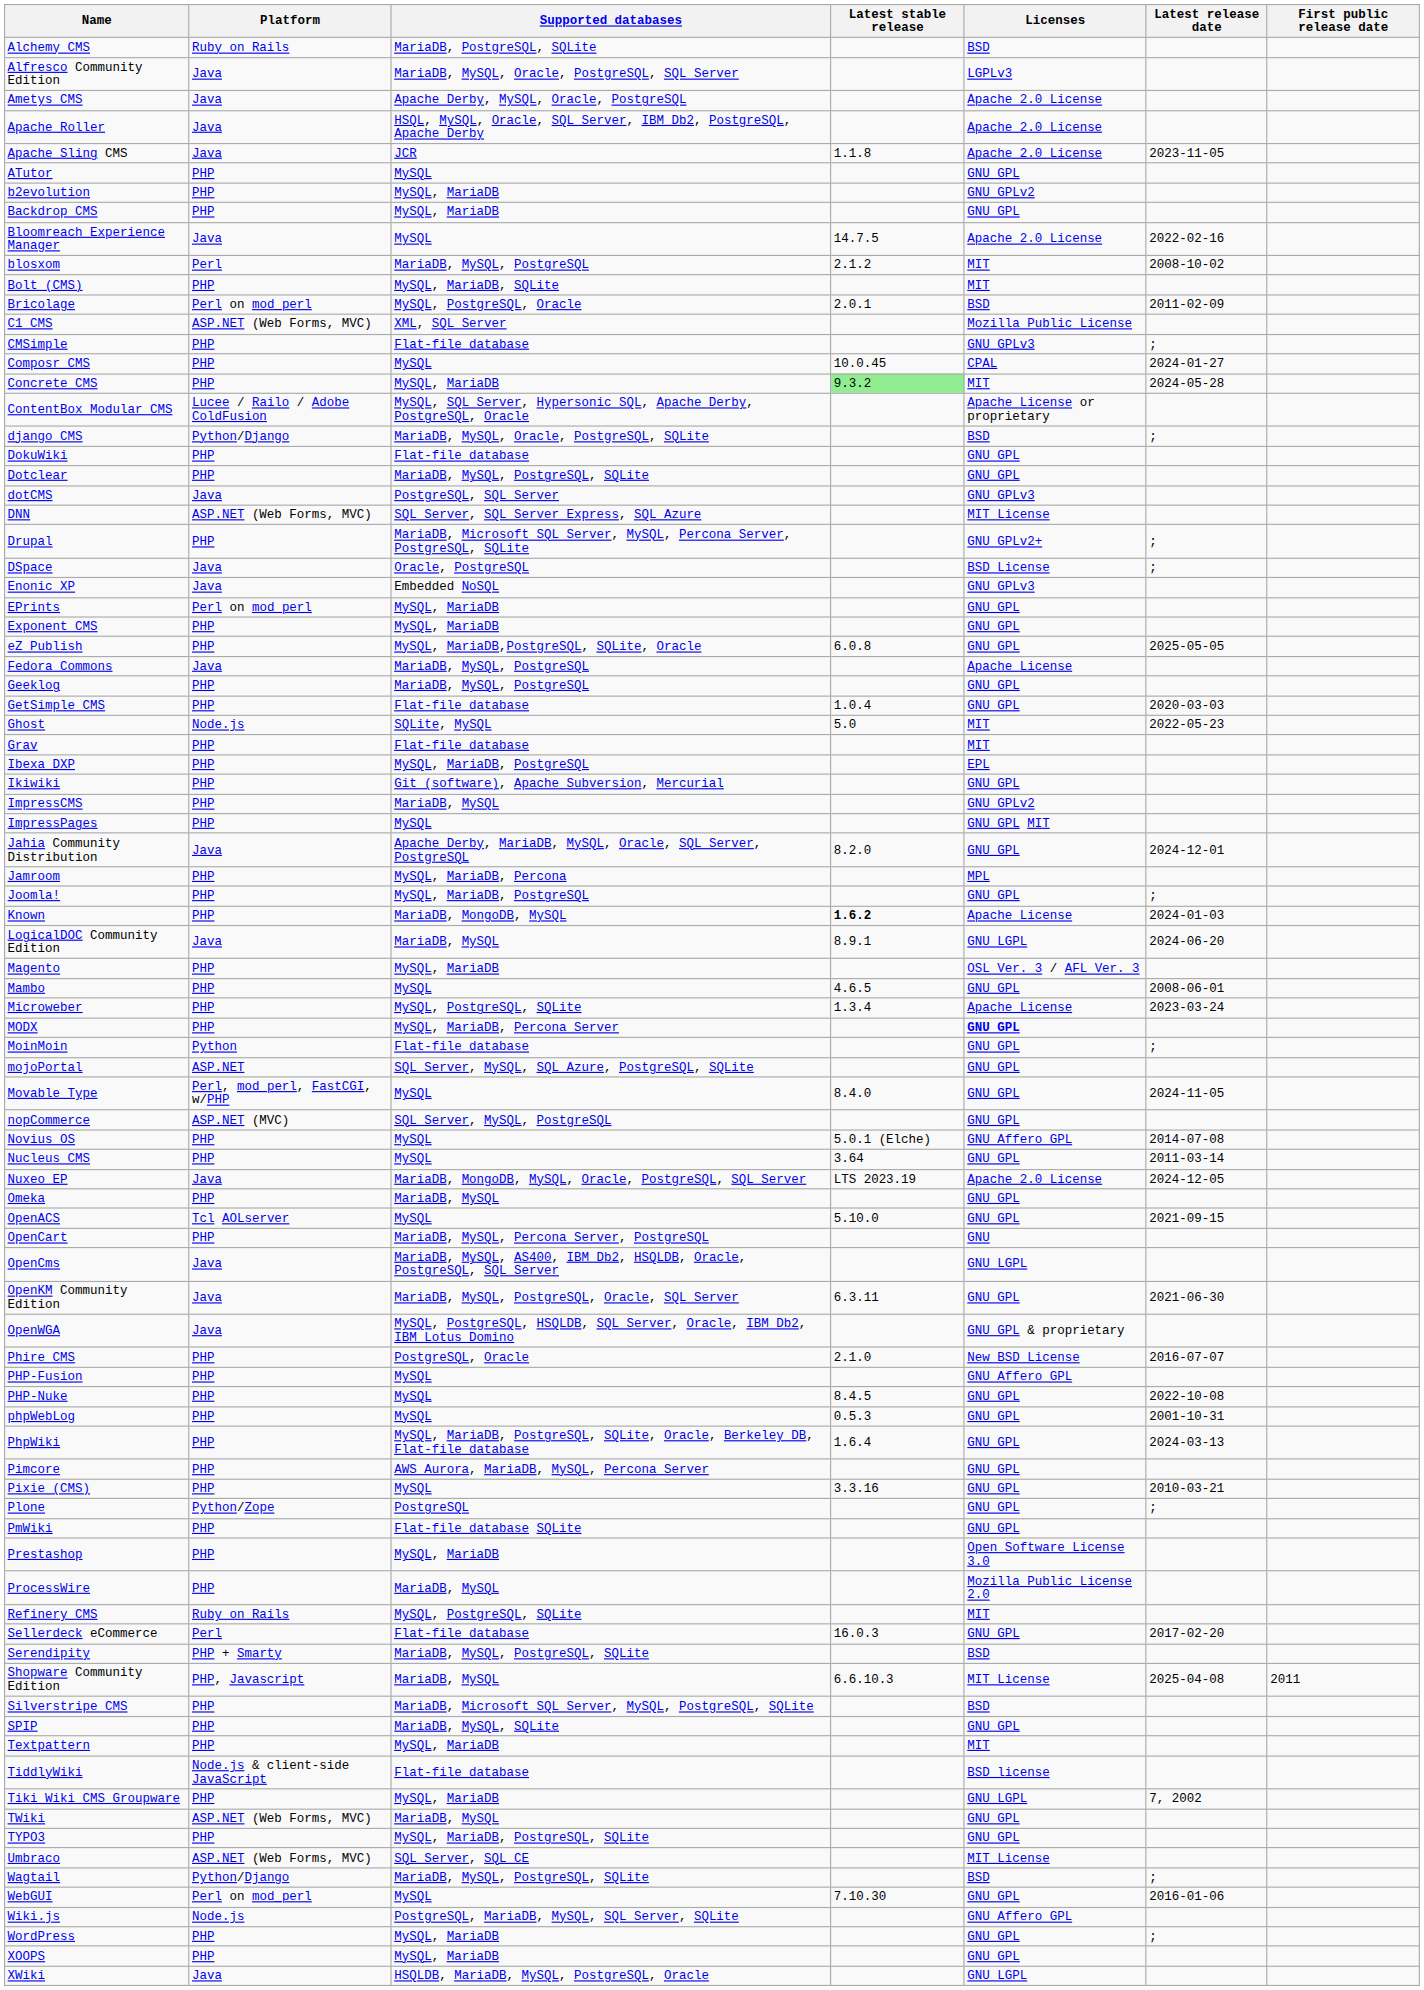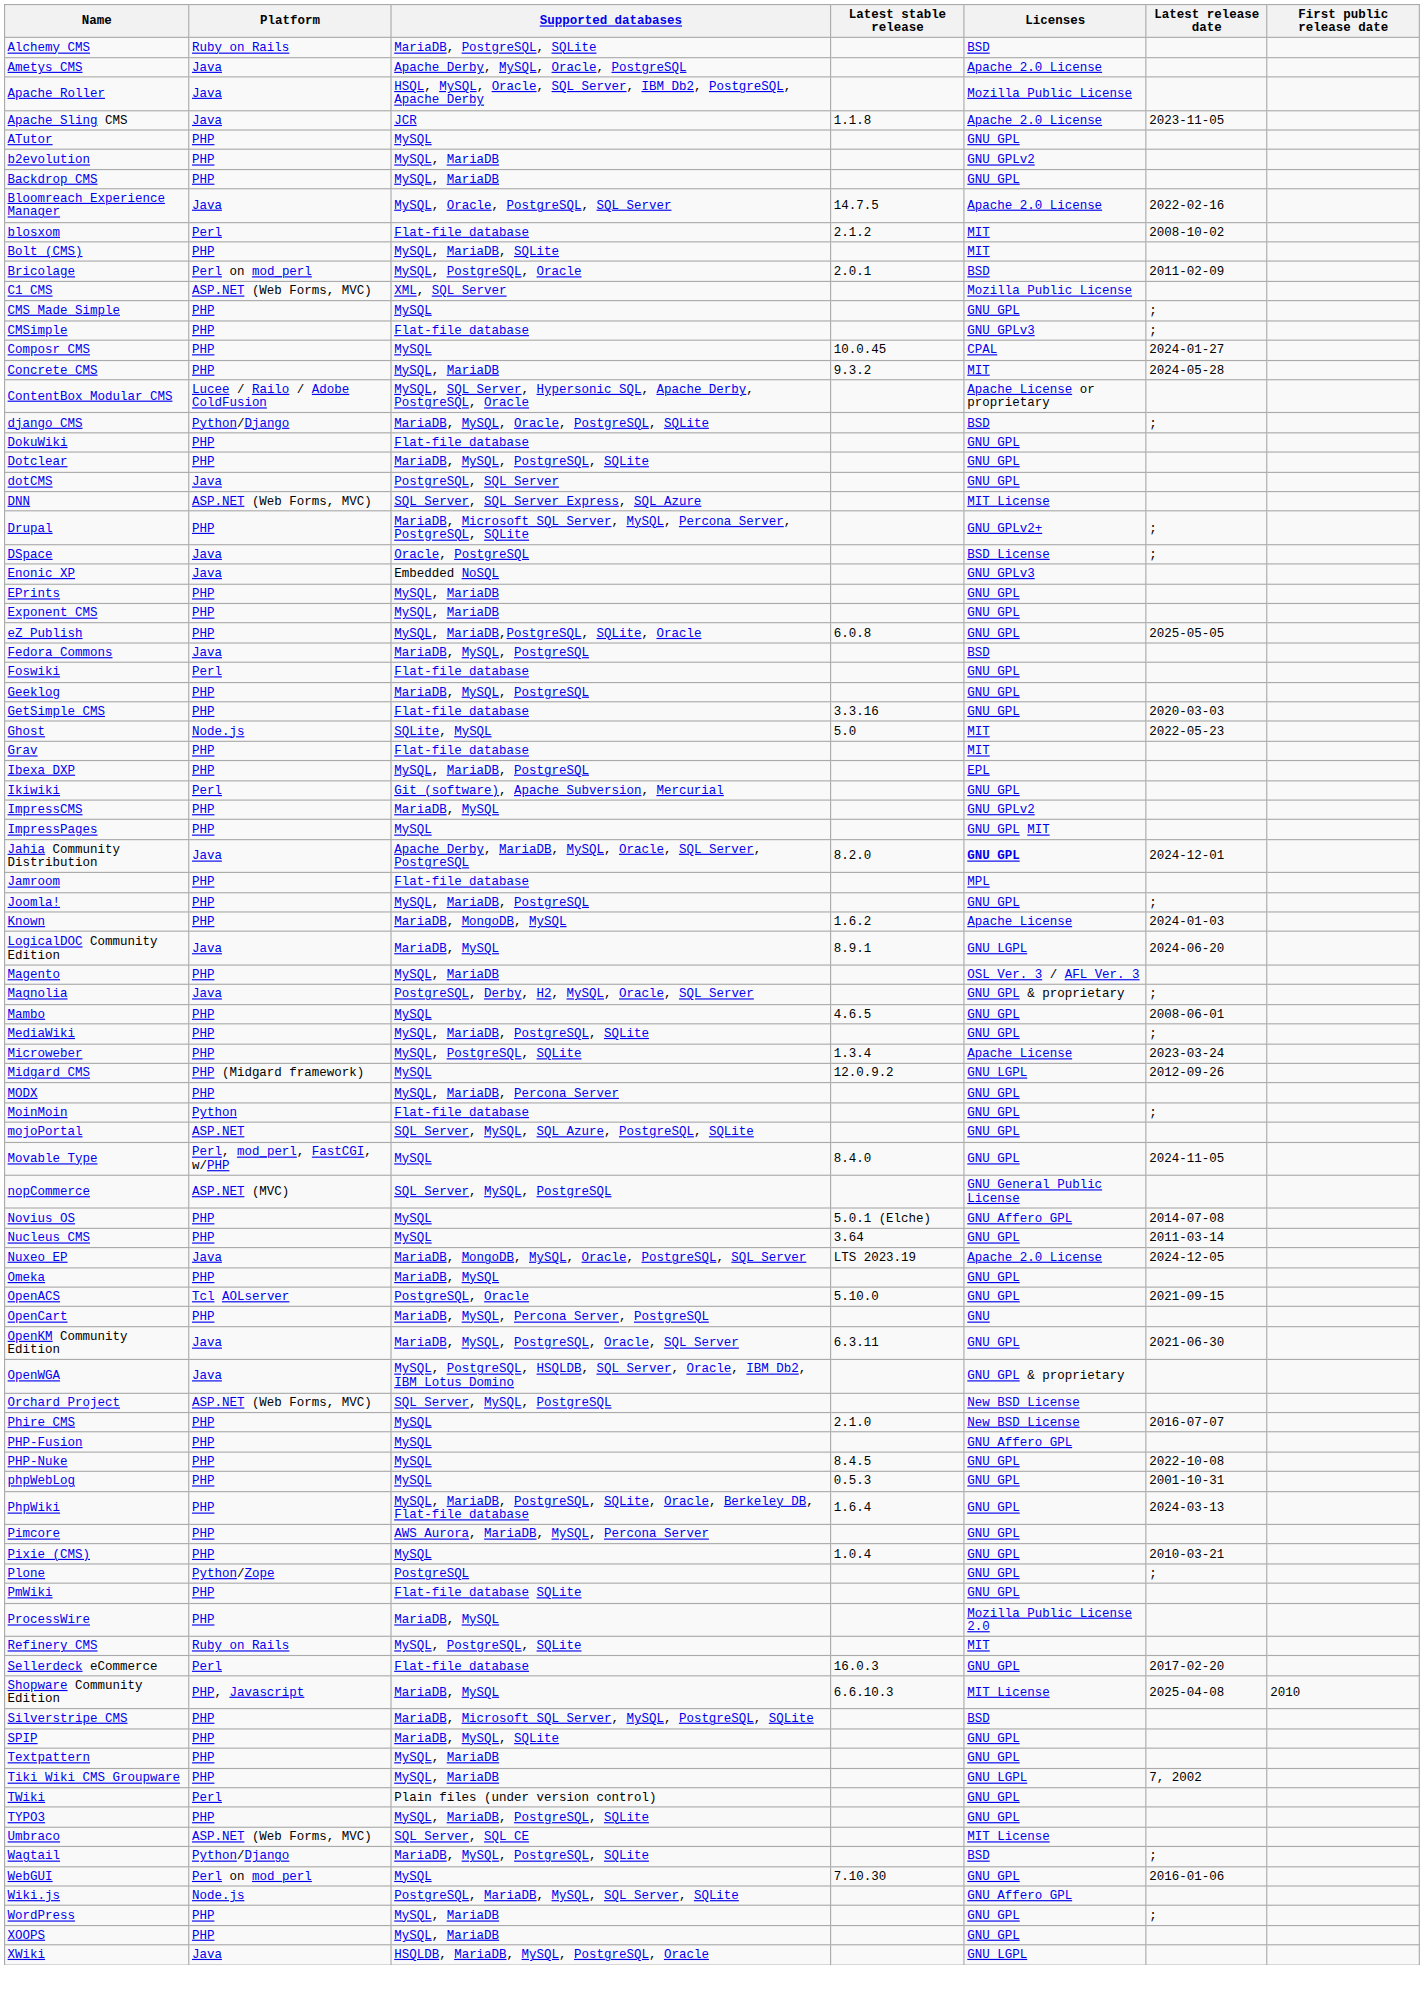- row: (75, 74)
(1035, 127) Apache 2.0 License -> (1050, 94) Mozilla Public License
(413, 239) MySQL -> (533, 206) MySQL, Oracle, PostgreSQL, SQL Server
(492, 265) MariaDB, MySQL, PostgreSQL -> (462, 232) Flat-file database
+ row: (64, 311)
(852, 383) lightgreen background -> (852, 370) no background
(1001, 495) GNU GPLv3 -> (993, 482) GNU GPL
(252, 607) Perl on mod_perl -> (203, 594) PHP
(1020, 666) Apache License -> (979, 653) BSD
+ row: (34, 672)
(852, 706) 1.0.4 -> (856, 712) 3.3.16
(203, 784) PHP -> (207, 790) Perl
(993, 850) normal -> (993, 856) bold
(480, 876) MySQL, MariaDB, Percona -> (462, 883) Flat-file database
(852, 916) bold -> (852, 922) normal
+ row: (38, 994)
+ row: (41, 1034)
+ row: (49, 1073)
(993, 1028) bold -> (993, 1093) normal
(993, 1120) GNU GPL -> (1035, 1192) GNU General Public License
(413, 1218) MySQL -> (462, 1297) PostgreSQL, Oracle
- row: (34, 1264)
+ row: (64, 1403)
(462, 1357) PostgreSQL, Oracle -> (413, 1422) MySQL
(856, 1489) 3.3.16 -> (852, 1554) 1.0.4
- row: (45, 1555)
- row: (49, 1654)
(1285, 1680) 2011 -> (1285, 1692) 2010
(979, 1746) MIT -> (993, 1758) GNU GPL
- row: (45, 1772)
(282, 1818) ASP.NET (Web Forms, MVC) -> (207, 1797) Perl
(447, 1818) MariaDB, MySQL -> (525, 1797) Plain files (under version control)
